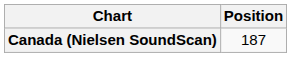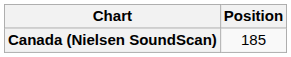(253, 40) 187 -> (253, 40) 185
